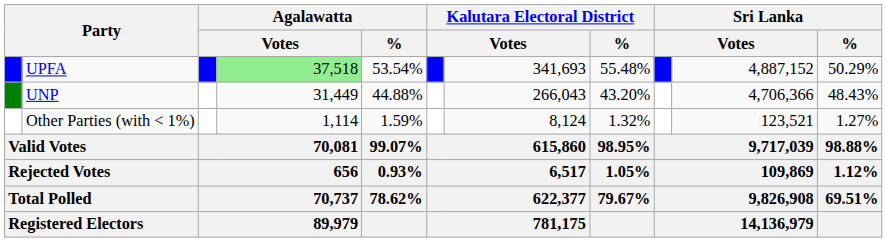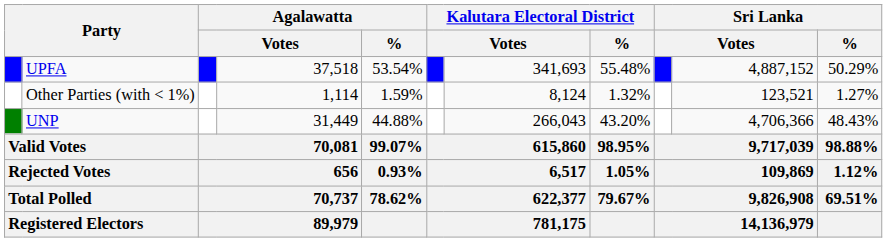(336, 69) lightgreen background -> (336, 69) no background
rows swapped: (42, 95) <-> (110, 120)
